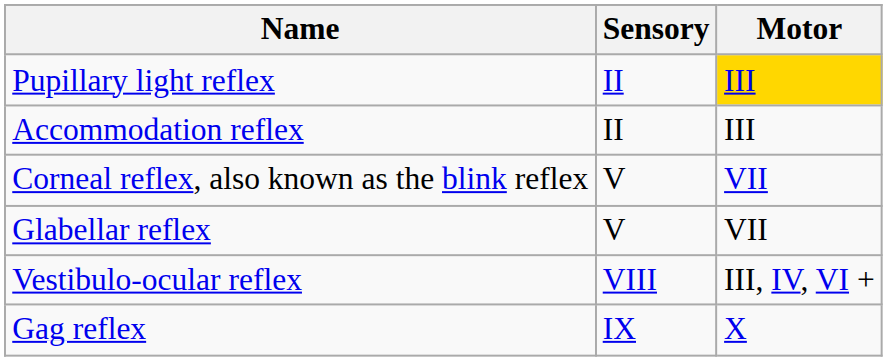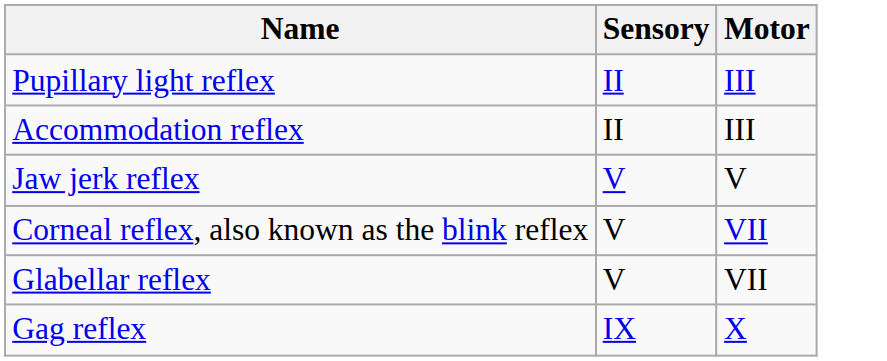(740, 79) gold background -> (740, 79) no background
+ row: (106, 179)
- row: (157, 279)
